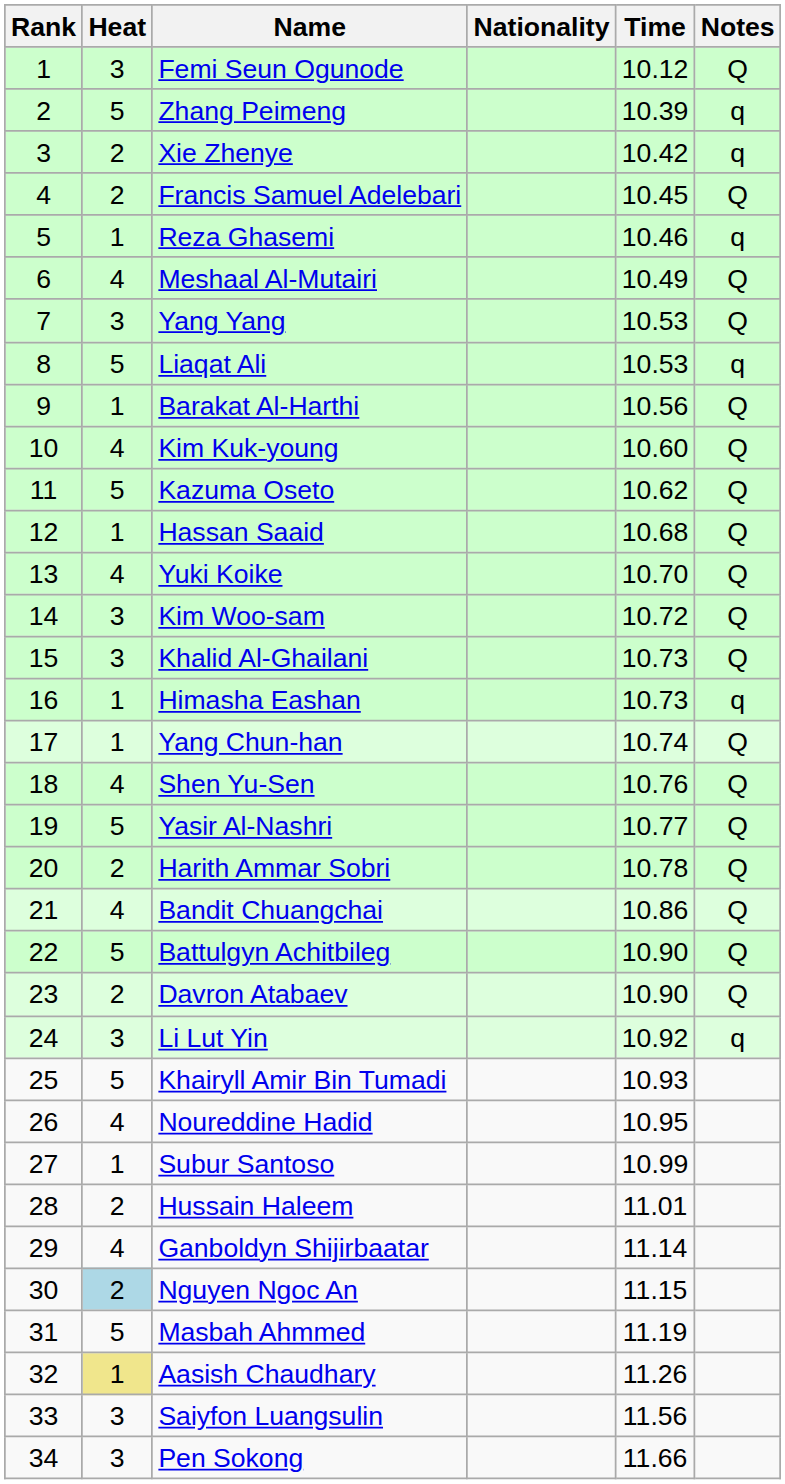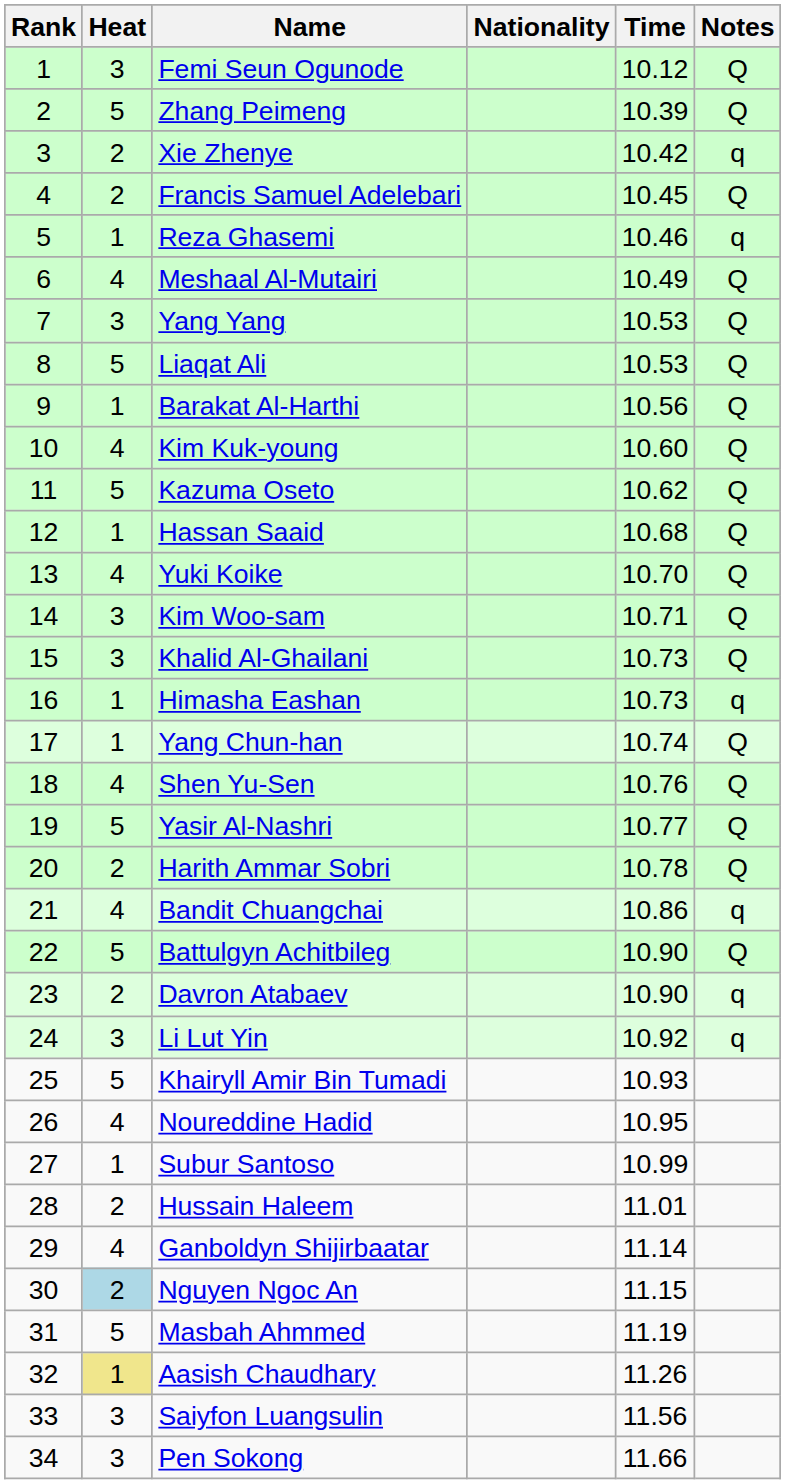(738, 110) q -> (738, 110) Q
(738, 363) q -> (738, 363) Q
(655, 616) 10.72 -> (655, 616) 10.71
(738, 910) Q -> (738, 910) q
(738, 995) Q -> (738, 995) q
